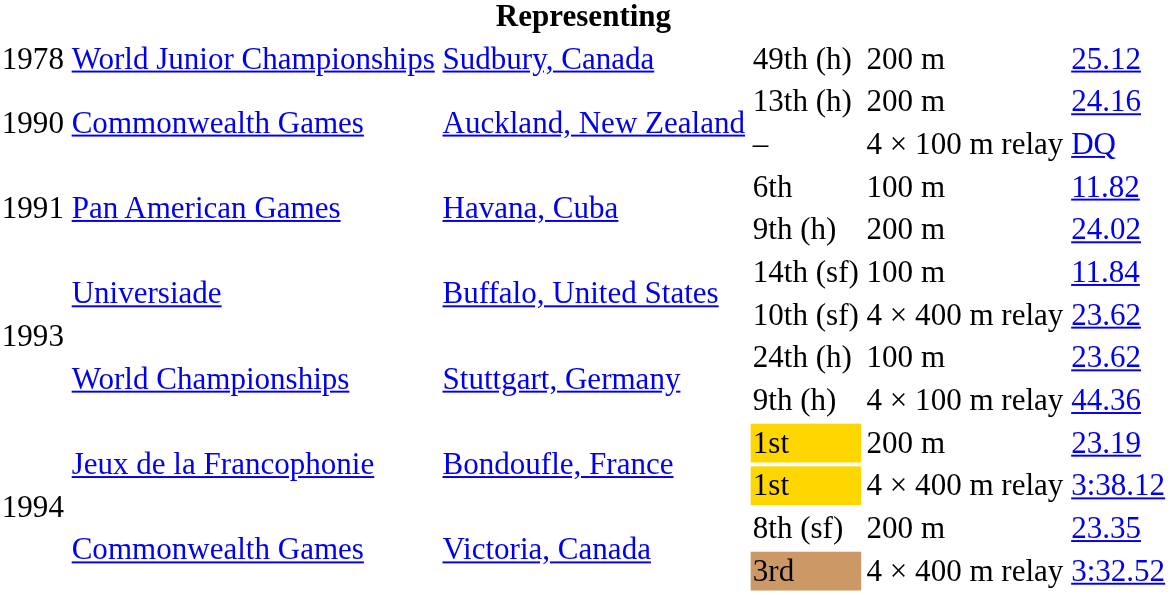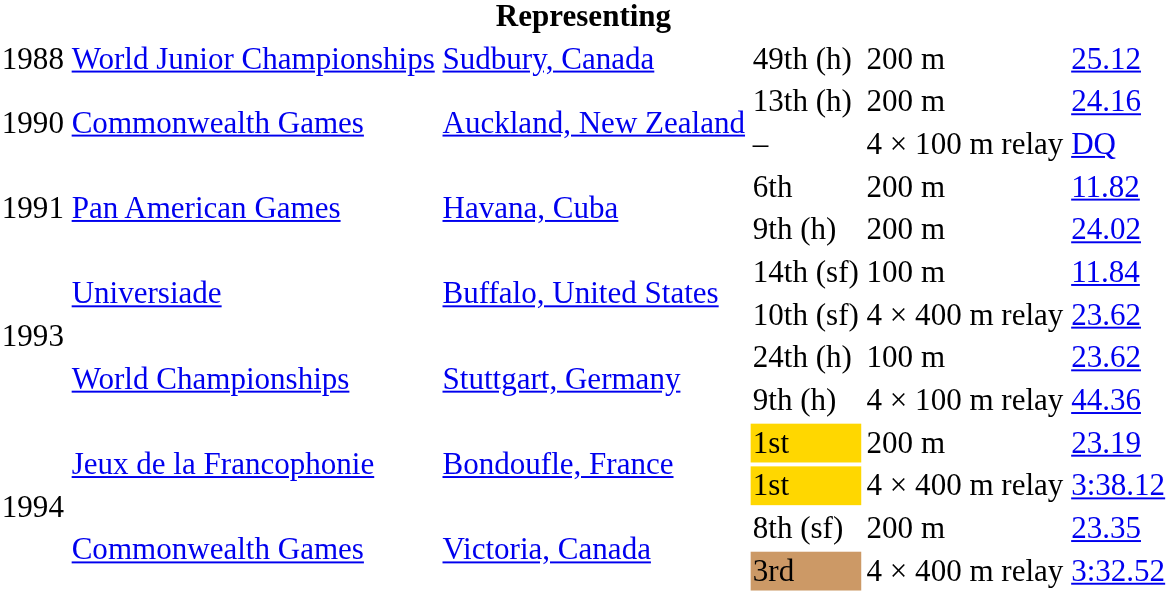(33, 58) 1978 -> (33, 58) 1988
(906, 186) 100 m -> (906, 186) 200 m
